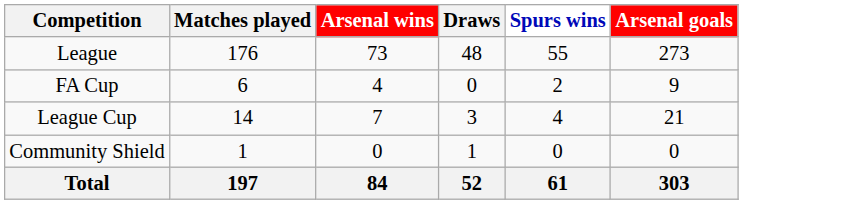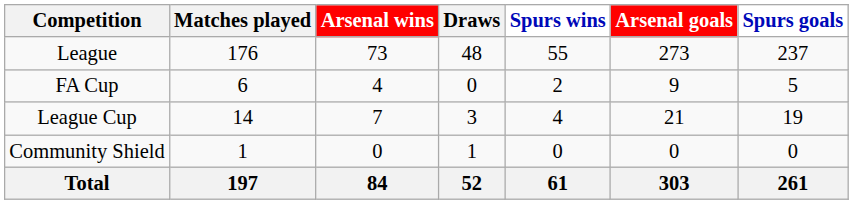+ column: (793, 20)
